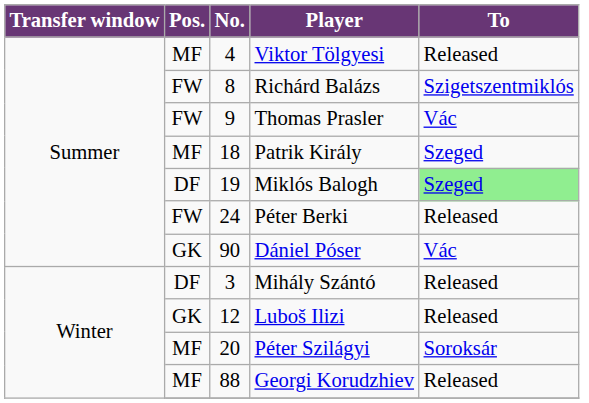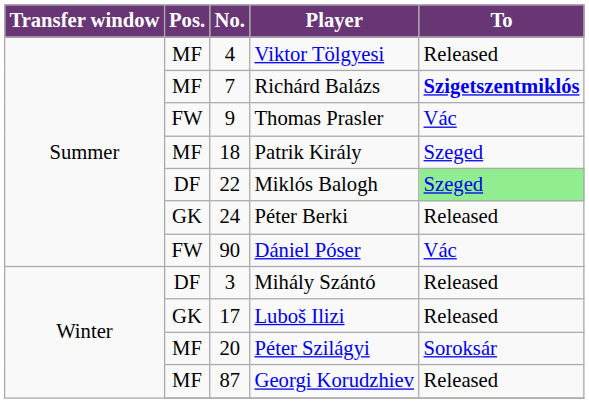(187, 86) FW -> (187, 86) MF
(230, 86) 8 -> (230, 86) 7
(499, 86) normal -> (502, 86) bold
(230, 184) 19 -> (230, 184) 22
(187, 217) FW -> (187, 217) GK
(187, 250) GK -> (187, 250) FW
(230, 315) 12 -> (230, 315) 17
(230, 380) 88 -> (230, 380) 87
